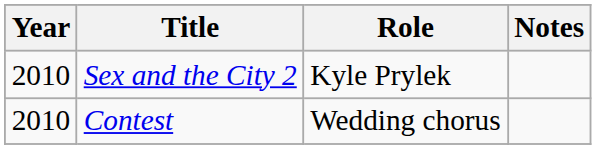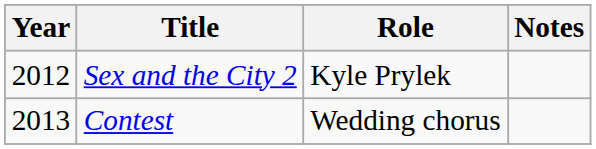(41, 74) 2010 -> (41, 74) 2012
(41, 120) 2010 -> (41, 120) 2013
